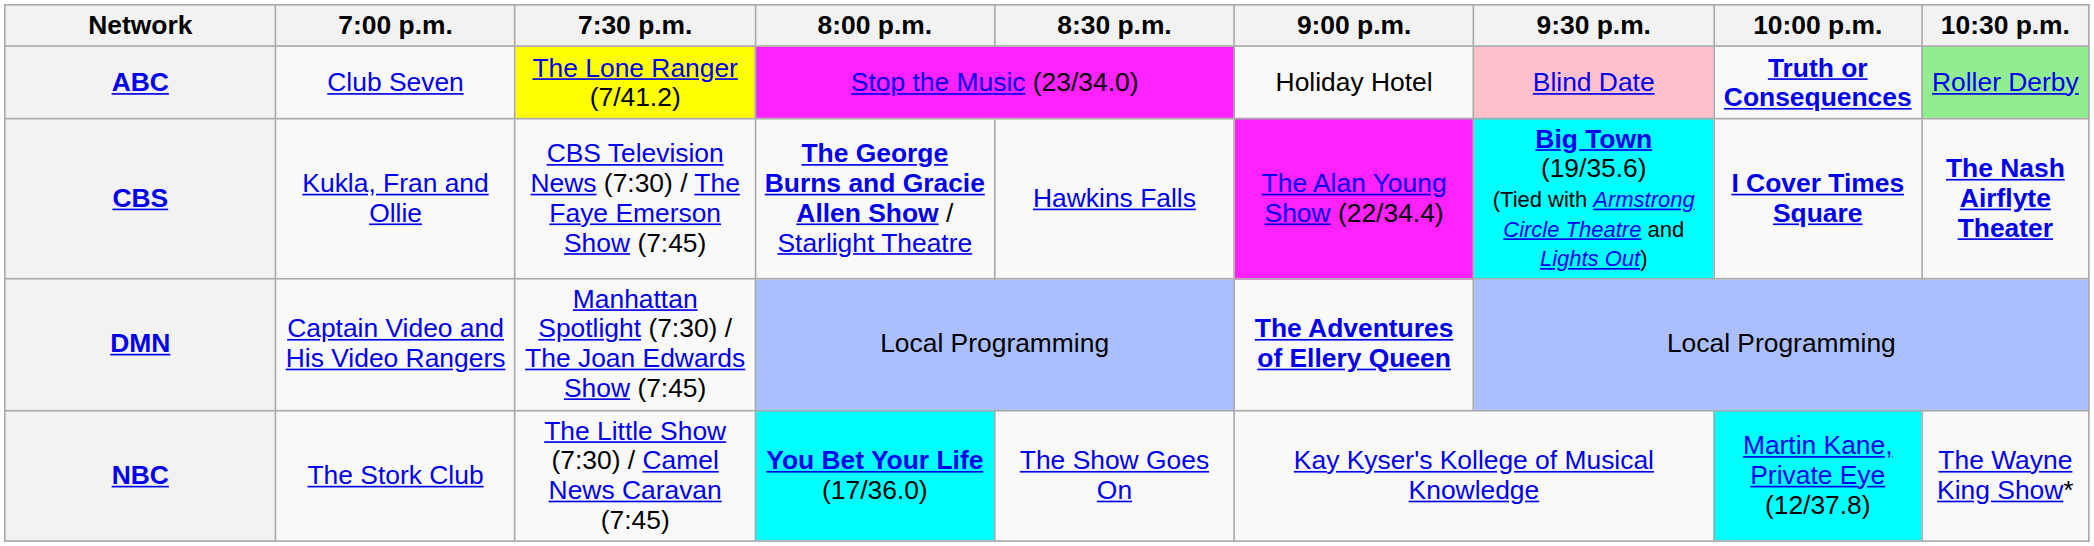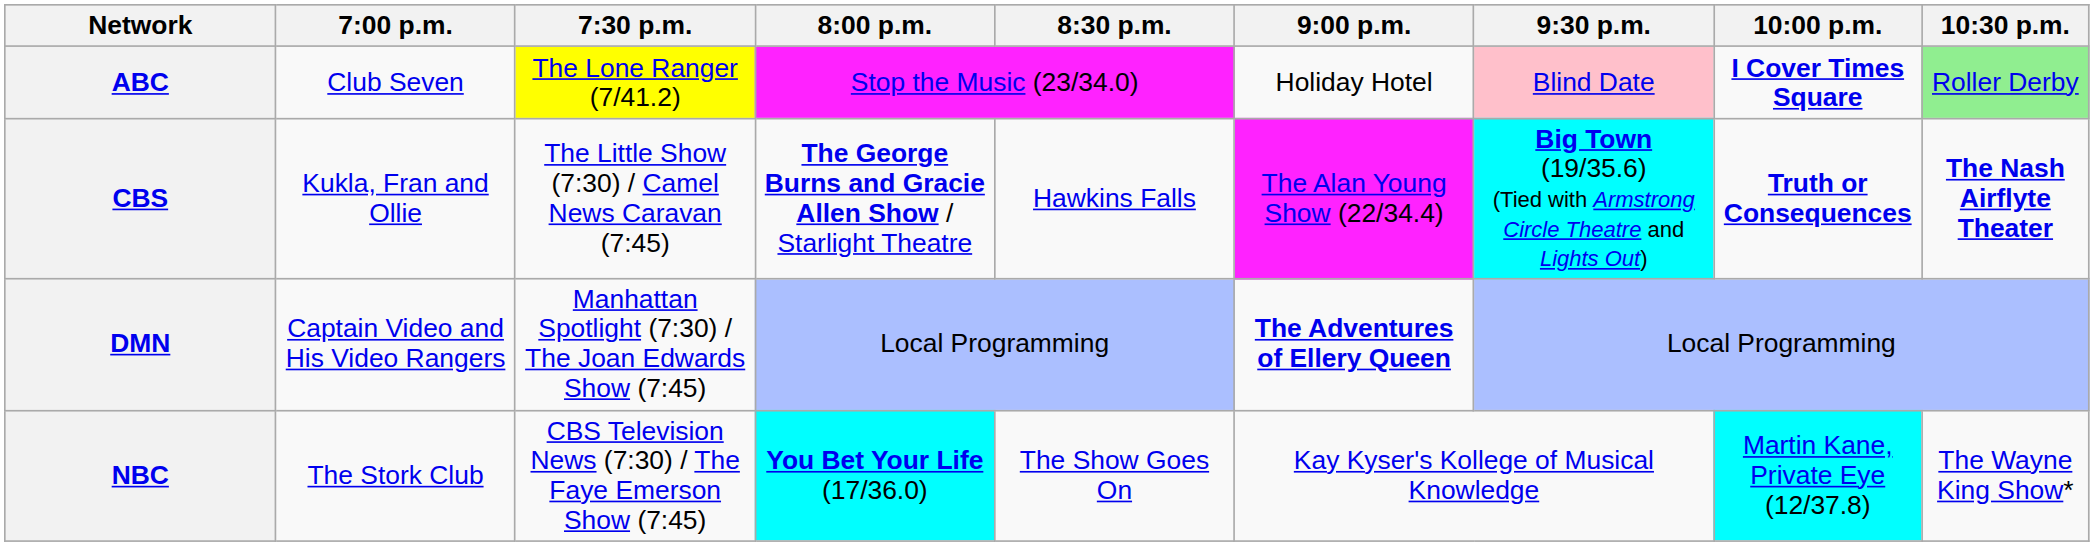(1818, 82) Truth or Consequences -> (1818, 82) I Cover Times Square
(635, 198) CBS Television News (7:30) / The Faye Emerson Show (7:45) -> (635, 198) The Little Show (7:30) / Camel News Caravan (7:45)
(1818, 198) I Cover Times Square -> (1818, 198) Truth or Consequences
(635, 475) The Little Show (7:30) / Camel News Caravan (7:45) -> (635, 475) CBS Television News (7:30) / The Faye Emerson Show (7:45)
